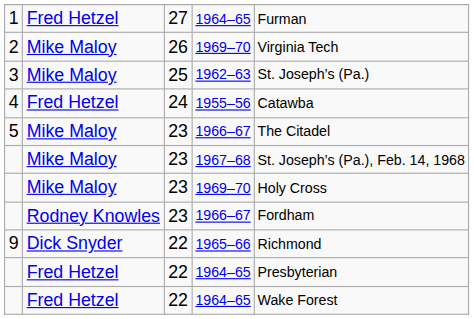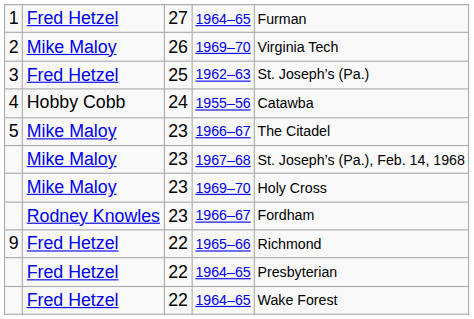(72, 74) Mike Maloy -> (73, 74) Fred Hetzel
(73, 103) Fred Hetzel -> (76, 103) Hobby Cobb
(75, 243) Dick Snyder -> (73, 243) Fred Hetzel
